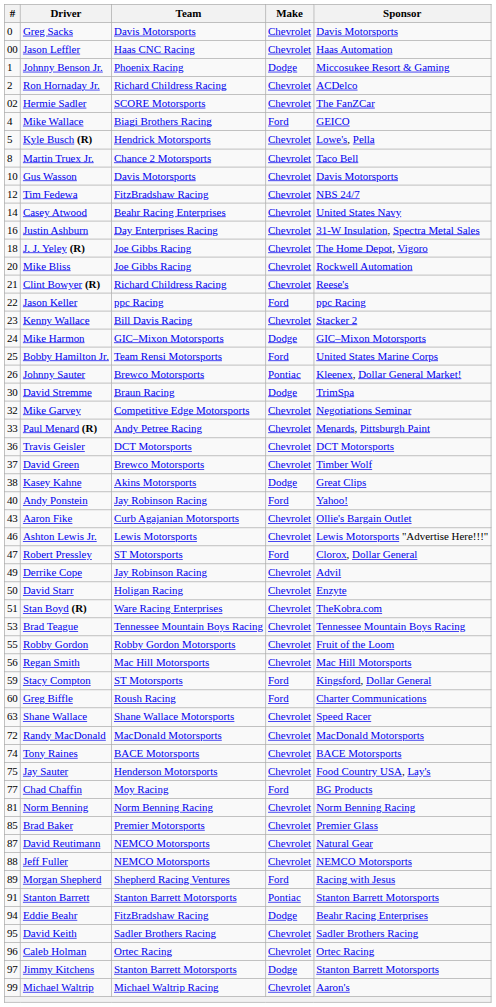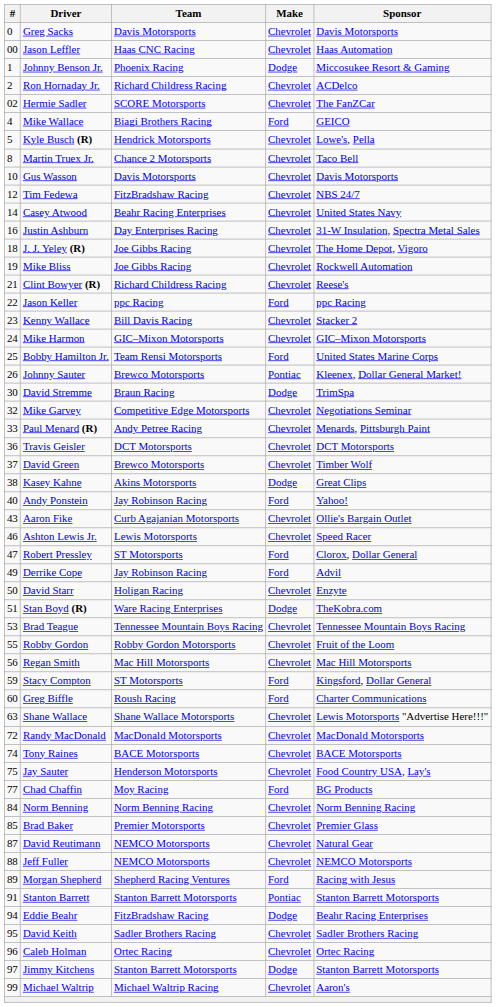(12, 266) 20 -> (12, 266) 19
(283, 338) Dodge -> (290, 338) Chevrolet
(402, 537) Lewis Motorsports "Advertise Here!!!" -> (344, 537) Speed Racer
(290, 573) Chevrolet -> (278, 573) Ford
(290, 609) Chevrolet -> (283, 609) Dodge
(344, 717) Speed Racer -> (402, 717) Lewis Motorsports "Advertise Here!!!"
(12, 807) 81 -> (12, 807) 84
